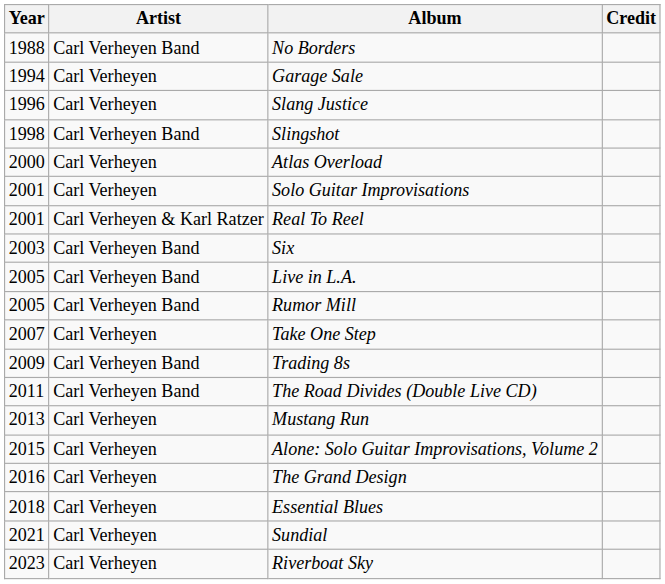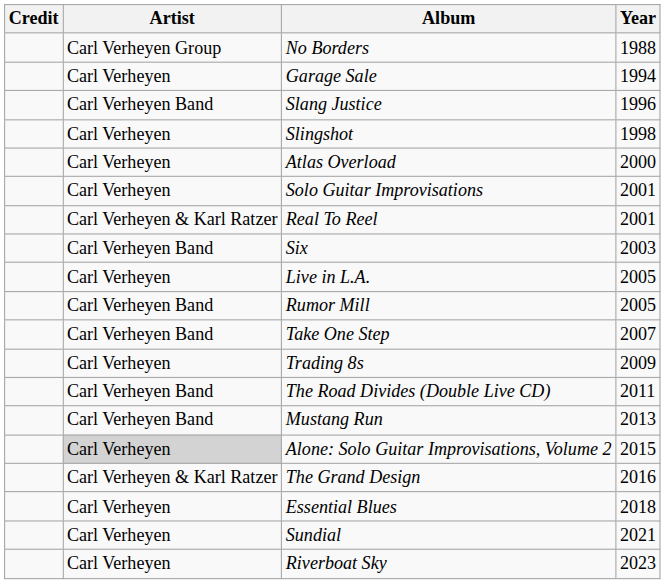columns swapped: (27, 18) <-> (631, 18)
(126, 47) Carl Verheyen Band -> (144, 47) Carl Verheyen Group
(105, 104) Carl Verheyen -> (140, 104) Carl Verheyen Band
(126, 133) Carl Verheyen Band -> (119, 133) Carl Verheyen
(126, 276) Carl Verheyen Band -> (119, 276) Carl Verheyen
(105, 334) Carl Verheyen -> (140, 334) Carl Verheyen Band
(126, 362) Carl Verheyen Band -> (119, 362) Carl Verheyen
(105, 420) Carl Verheyen -> (140, 420) Carl Verheyen Band
(105, 448) no background -> (119, 448) lightgrey background
(105, 477) Carl Verheyen -> (172, 477) Carl Verheyen & Karl Ratzer
